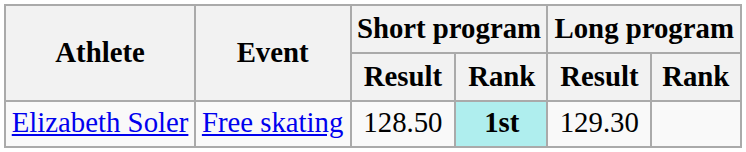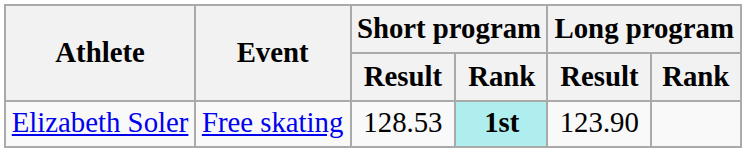(403, 123) 128.50 -> (403, 123) 128.53
(599, 123) 129.30 -> (599, 123) 123.90
